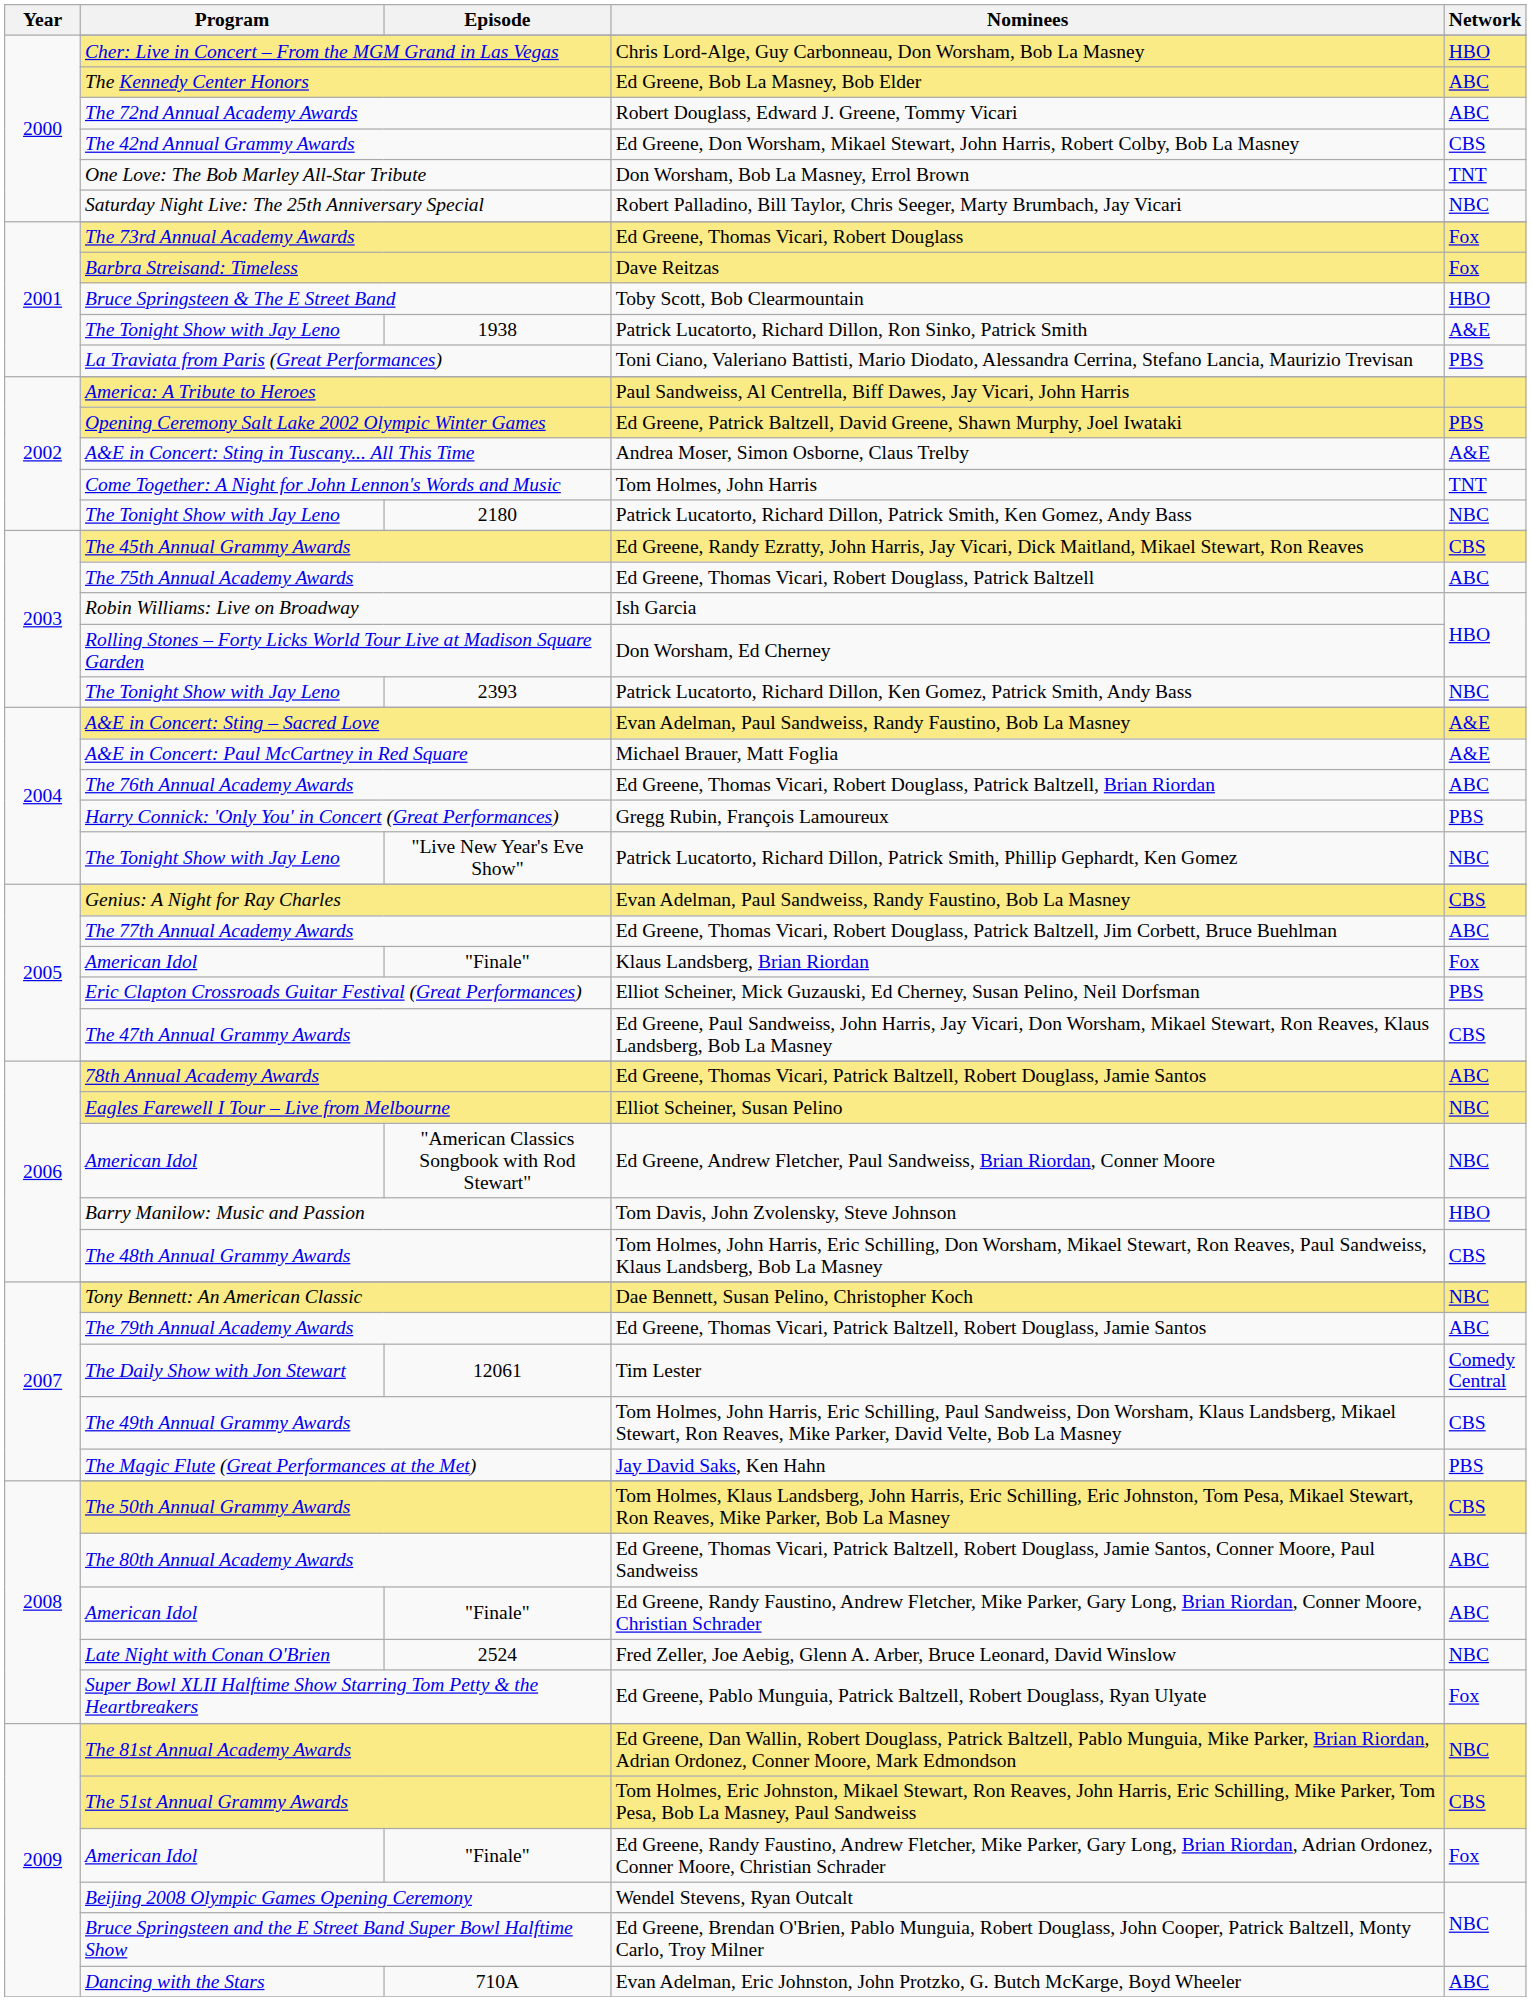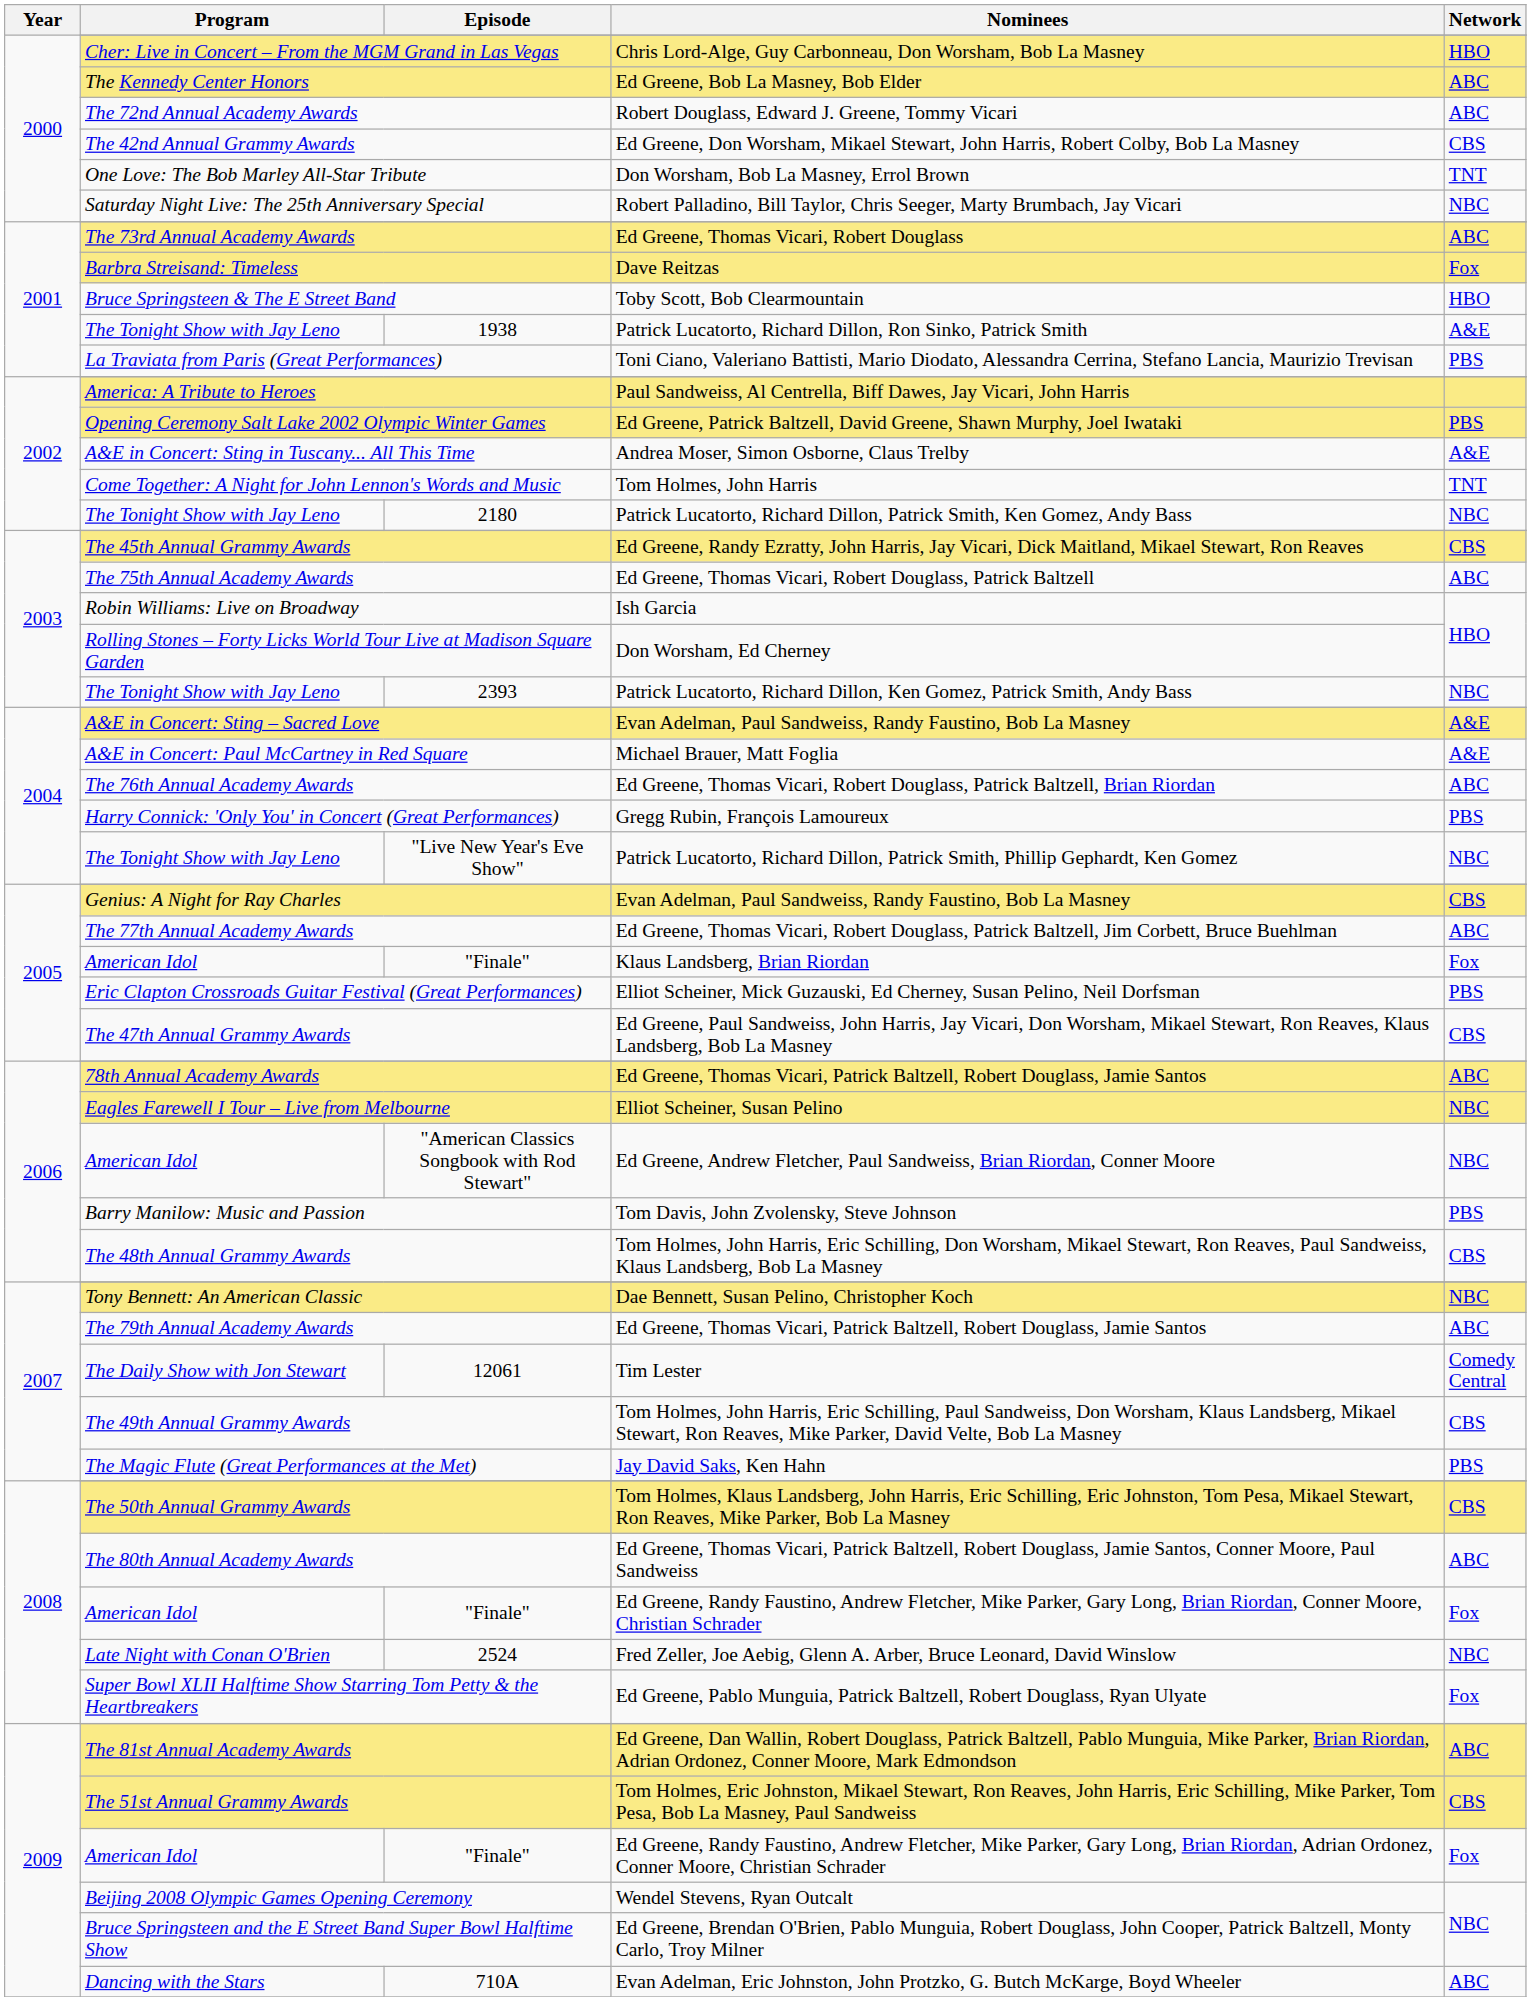(1464, 236) Fox -> (1469, 236) ABC
(1469, 1213) HBO -> (1466, 1213) PBS
(1469, 1612) ABC -> (1464, 1612) Fox
(1469, 1749) NBC -> (1469, 1749) ABC
